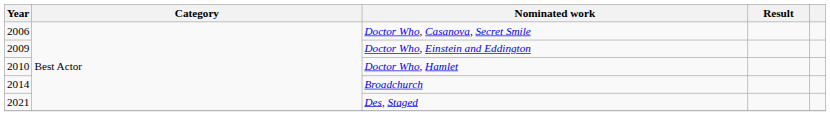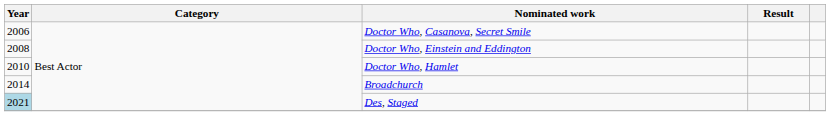(18, 48) 2009 -> (18, 48) 2008
(18, 102) no background -> (18, 102) lightblue background
